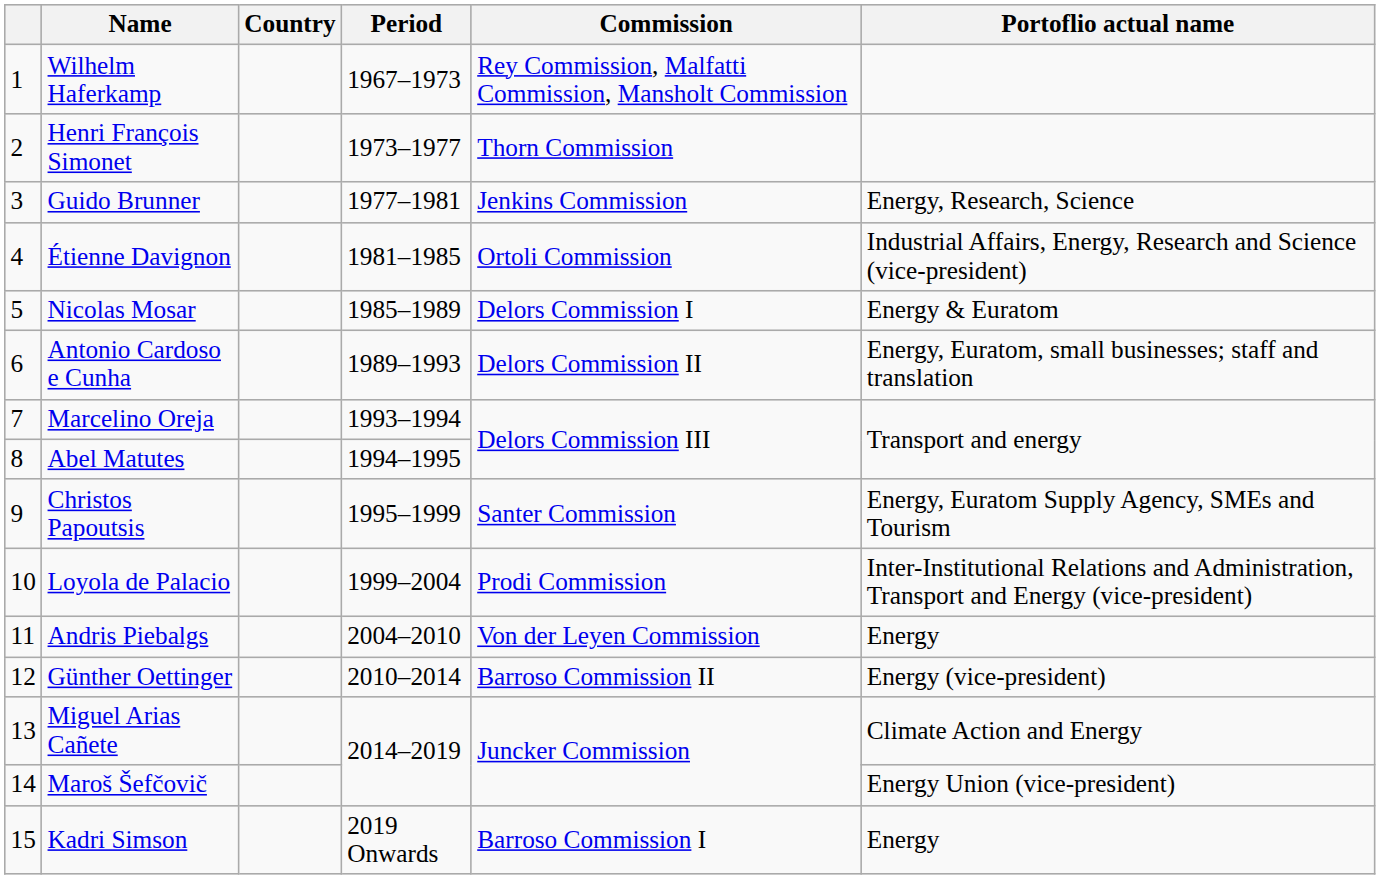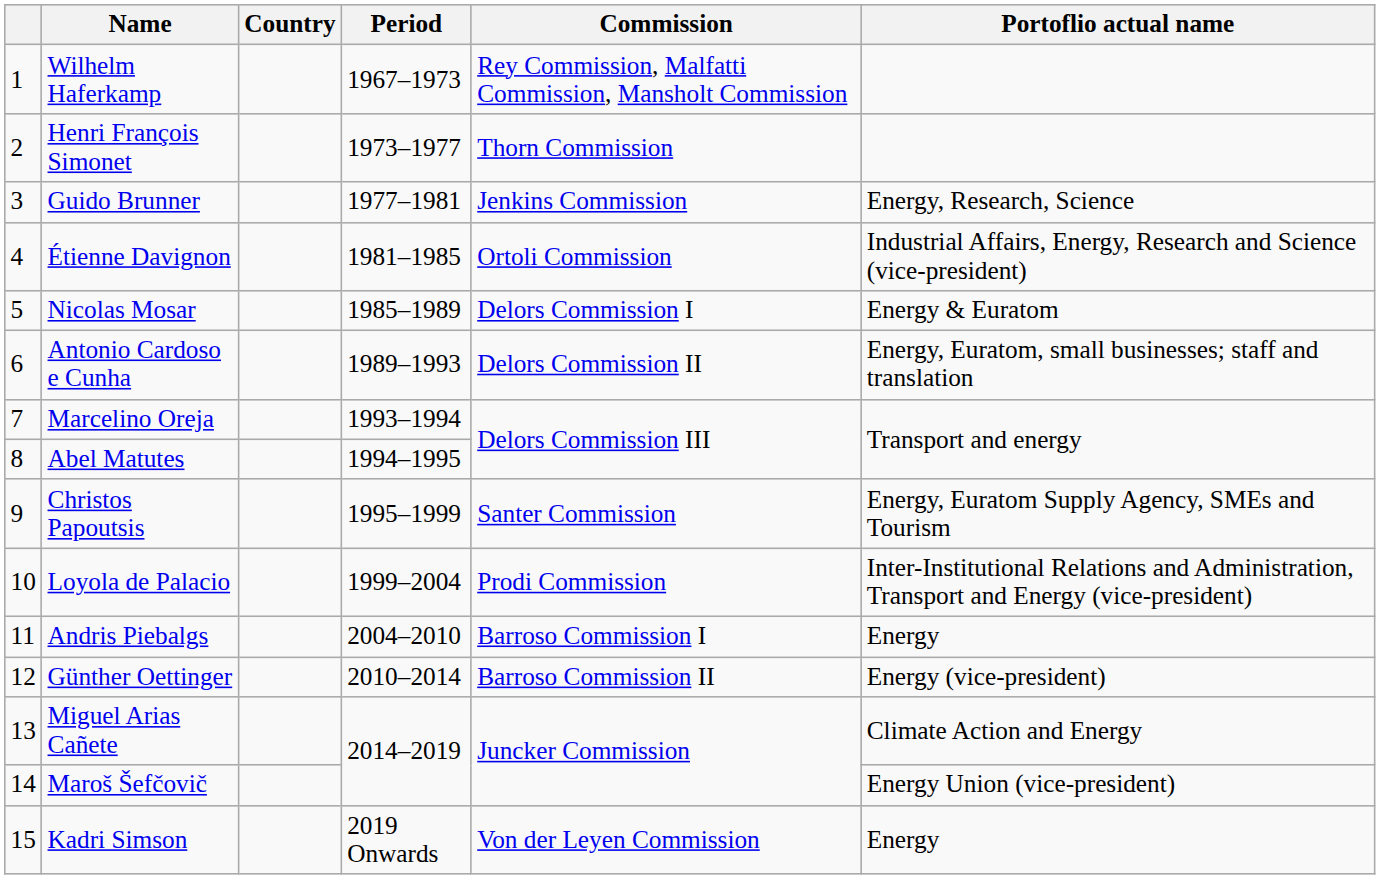(618, 636) Von der Leyen Commission -> (592, 636) Barroso Commission I
(592, 839) Barroso Commission I -> (618, 839) Von der Leyen Commission
